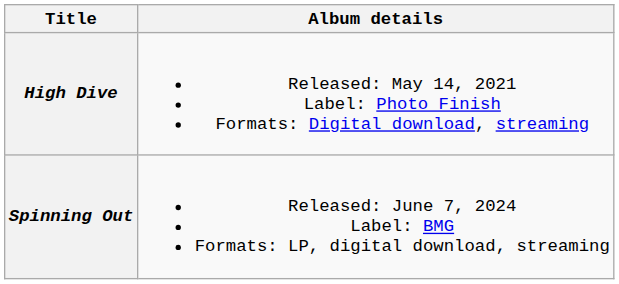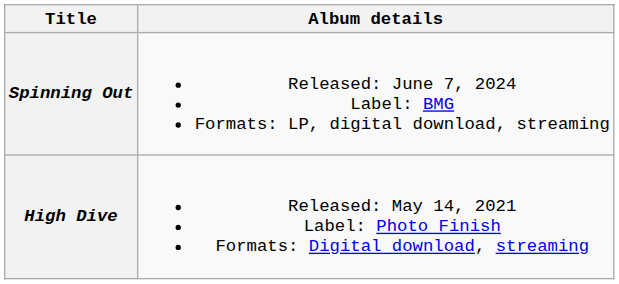rows swapped: (71, 94) <-> (71, 217)
